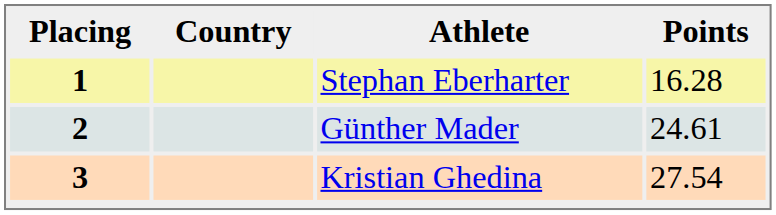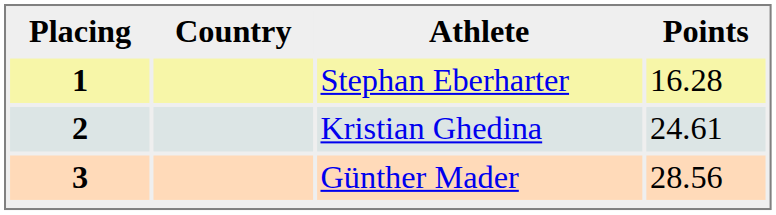(420, 128) Günther Mader -> (431, 128) Kristian Ghedina
(431, 177) Kristian Ghedina -> (420, 177) Günther Mader
(686, 177) 27.54 -> (686, 177) 28.56
